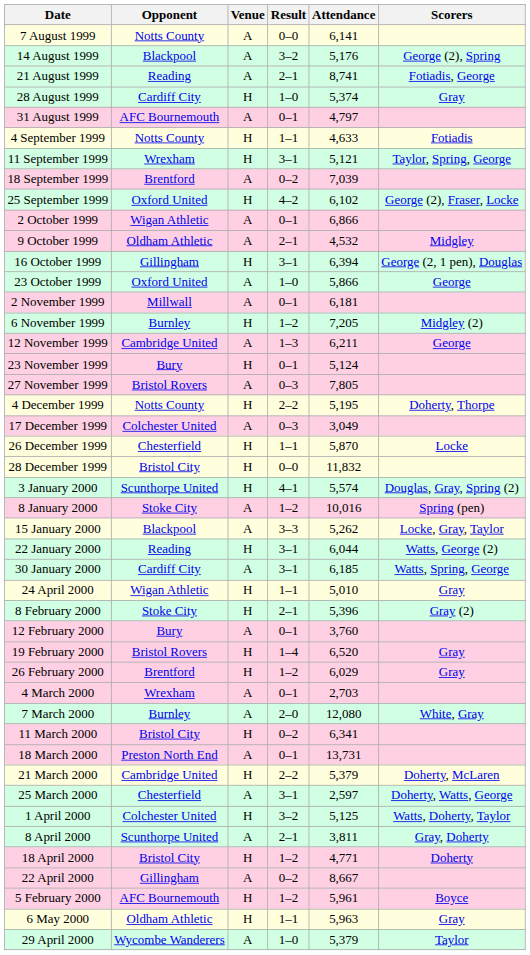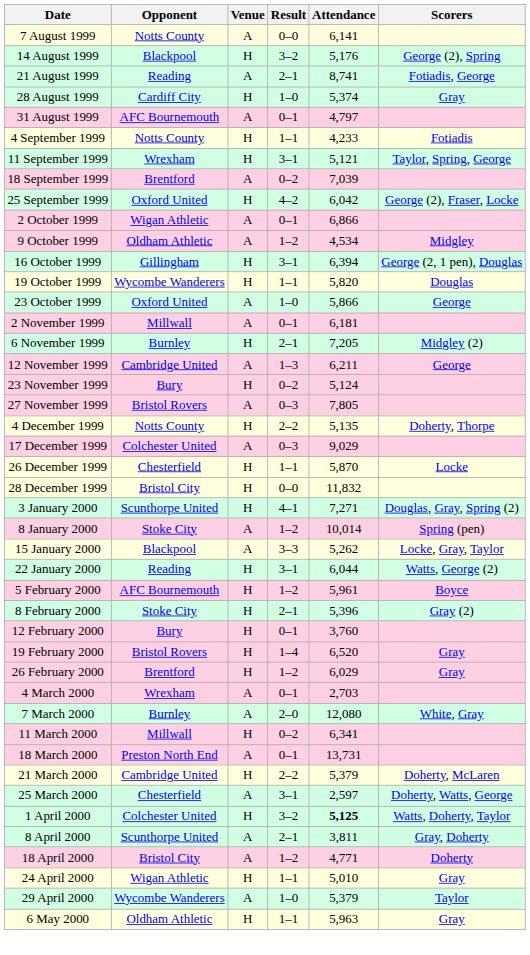(248, 55) A -> (248, 55) H
(344, 138) 4,633 -> (344, 138) 4,233
(344, 199) 6,102 -> (344, 199) 6,042
(288, 240) 2–1 -> (288, 240) 1–2
(344, 240) 4,532 -> (344, 240) 4,534
+ row: (58, 281)
(288, 323) 1–2 -> (288, 343) 2–1
(288, 364) 0–1 -> (288, 384) 0–2
(344, 405) 5,195 -> (344, 425) 5,135
(344, 425) 3,049 -> (344, 446) 9,029
(344, 487) 5,574 -> (344, 508) 7,271
(344, 508) 10,016 -> (344, 528) 10,014
- row: (58, 569)
rows swapped: (58, 898) <-> (58, 590)
(248, 631) A -> (248, 631) H
(169, 734) Bristol City -> (169, 734) Millwall
(344, 816) normal -> (344, 816) bold
(248, 857) H -> (248, 857) A
- row: (58, 878)
rows swapped: (58, 939) <-> (58, 919)
